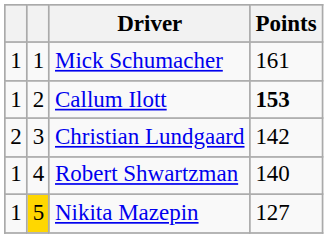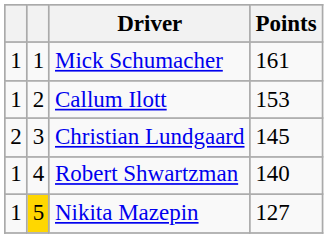(273, 98) bold -> (273, 98) normal
(273, 136) 142 -> (273, 136) 145
